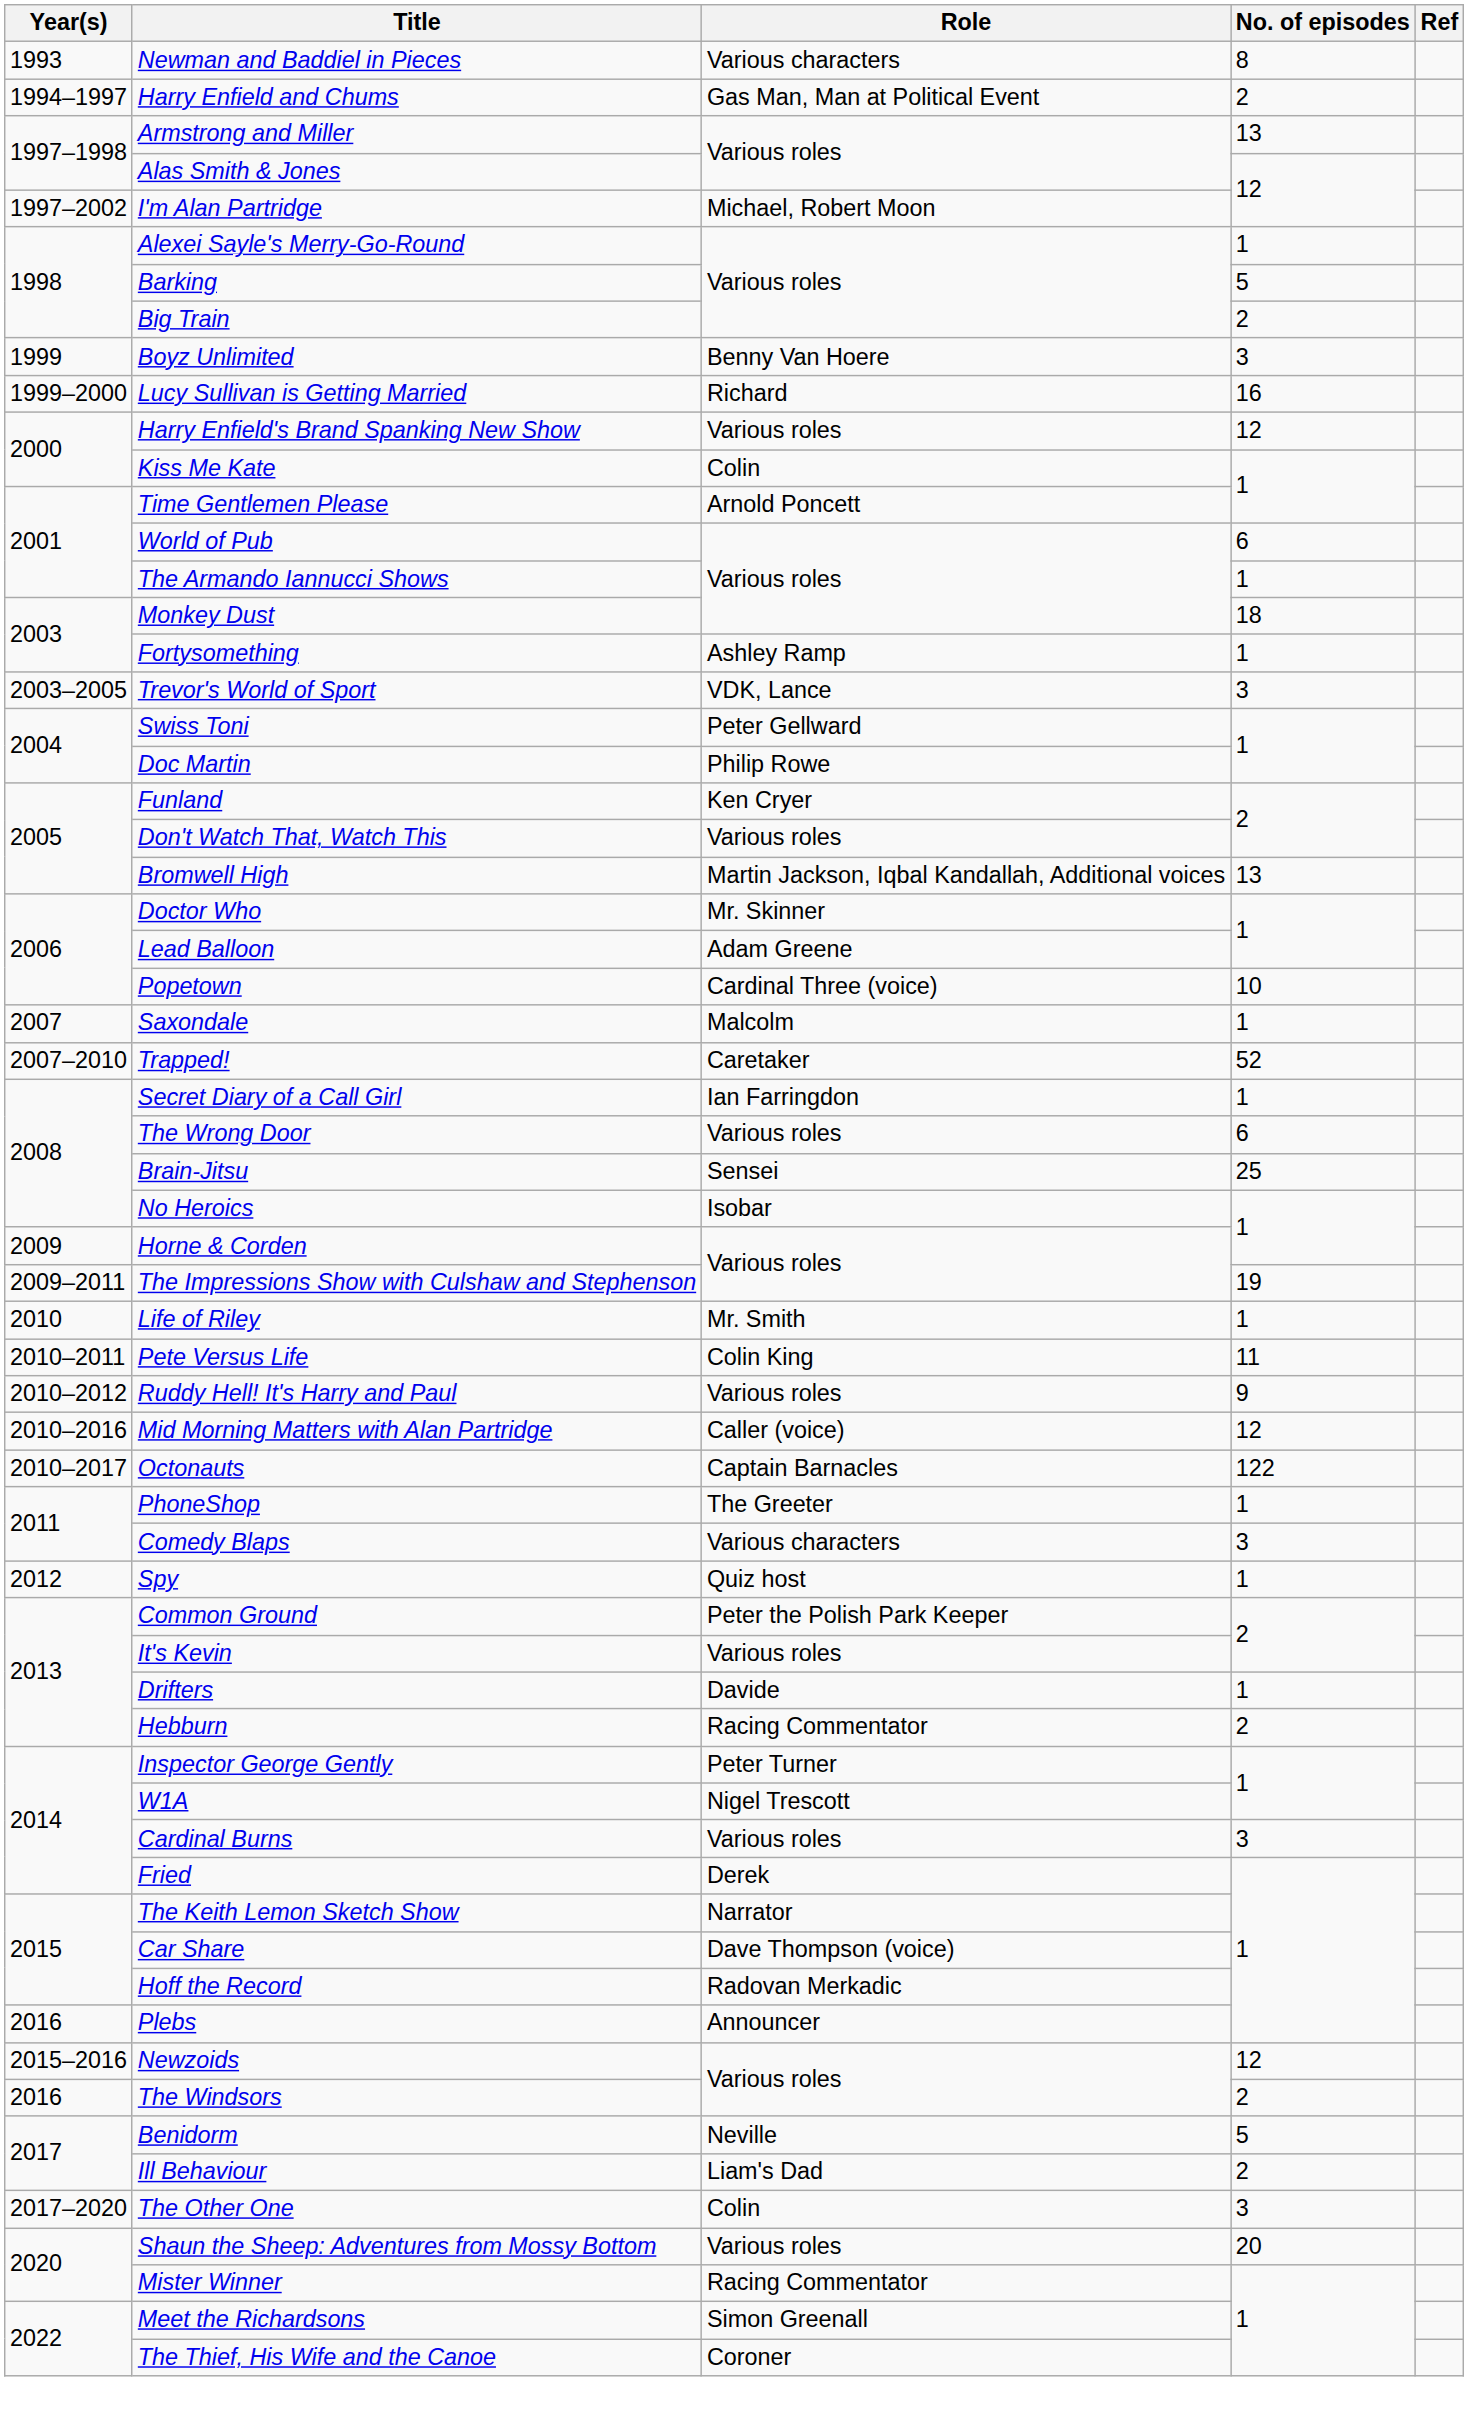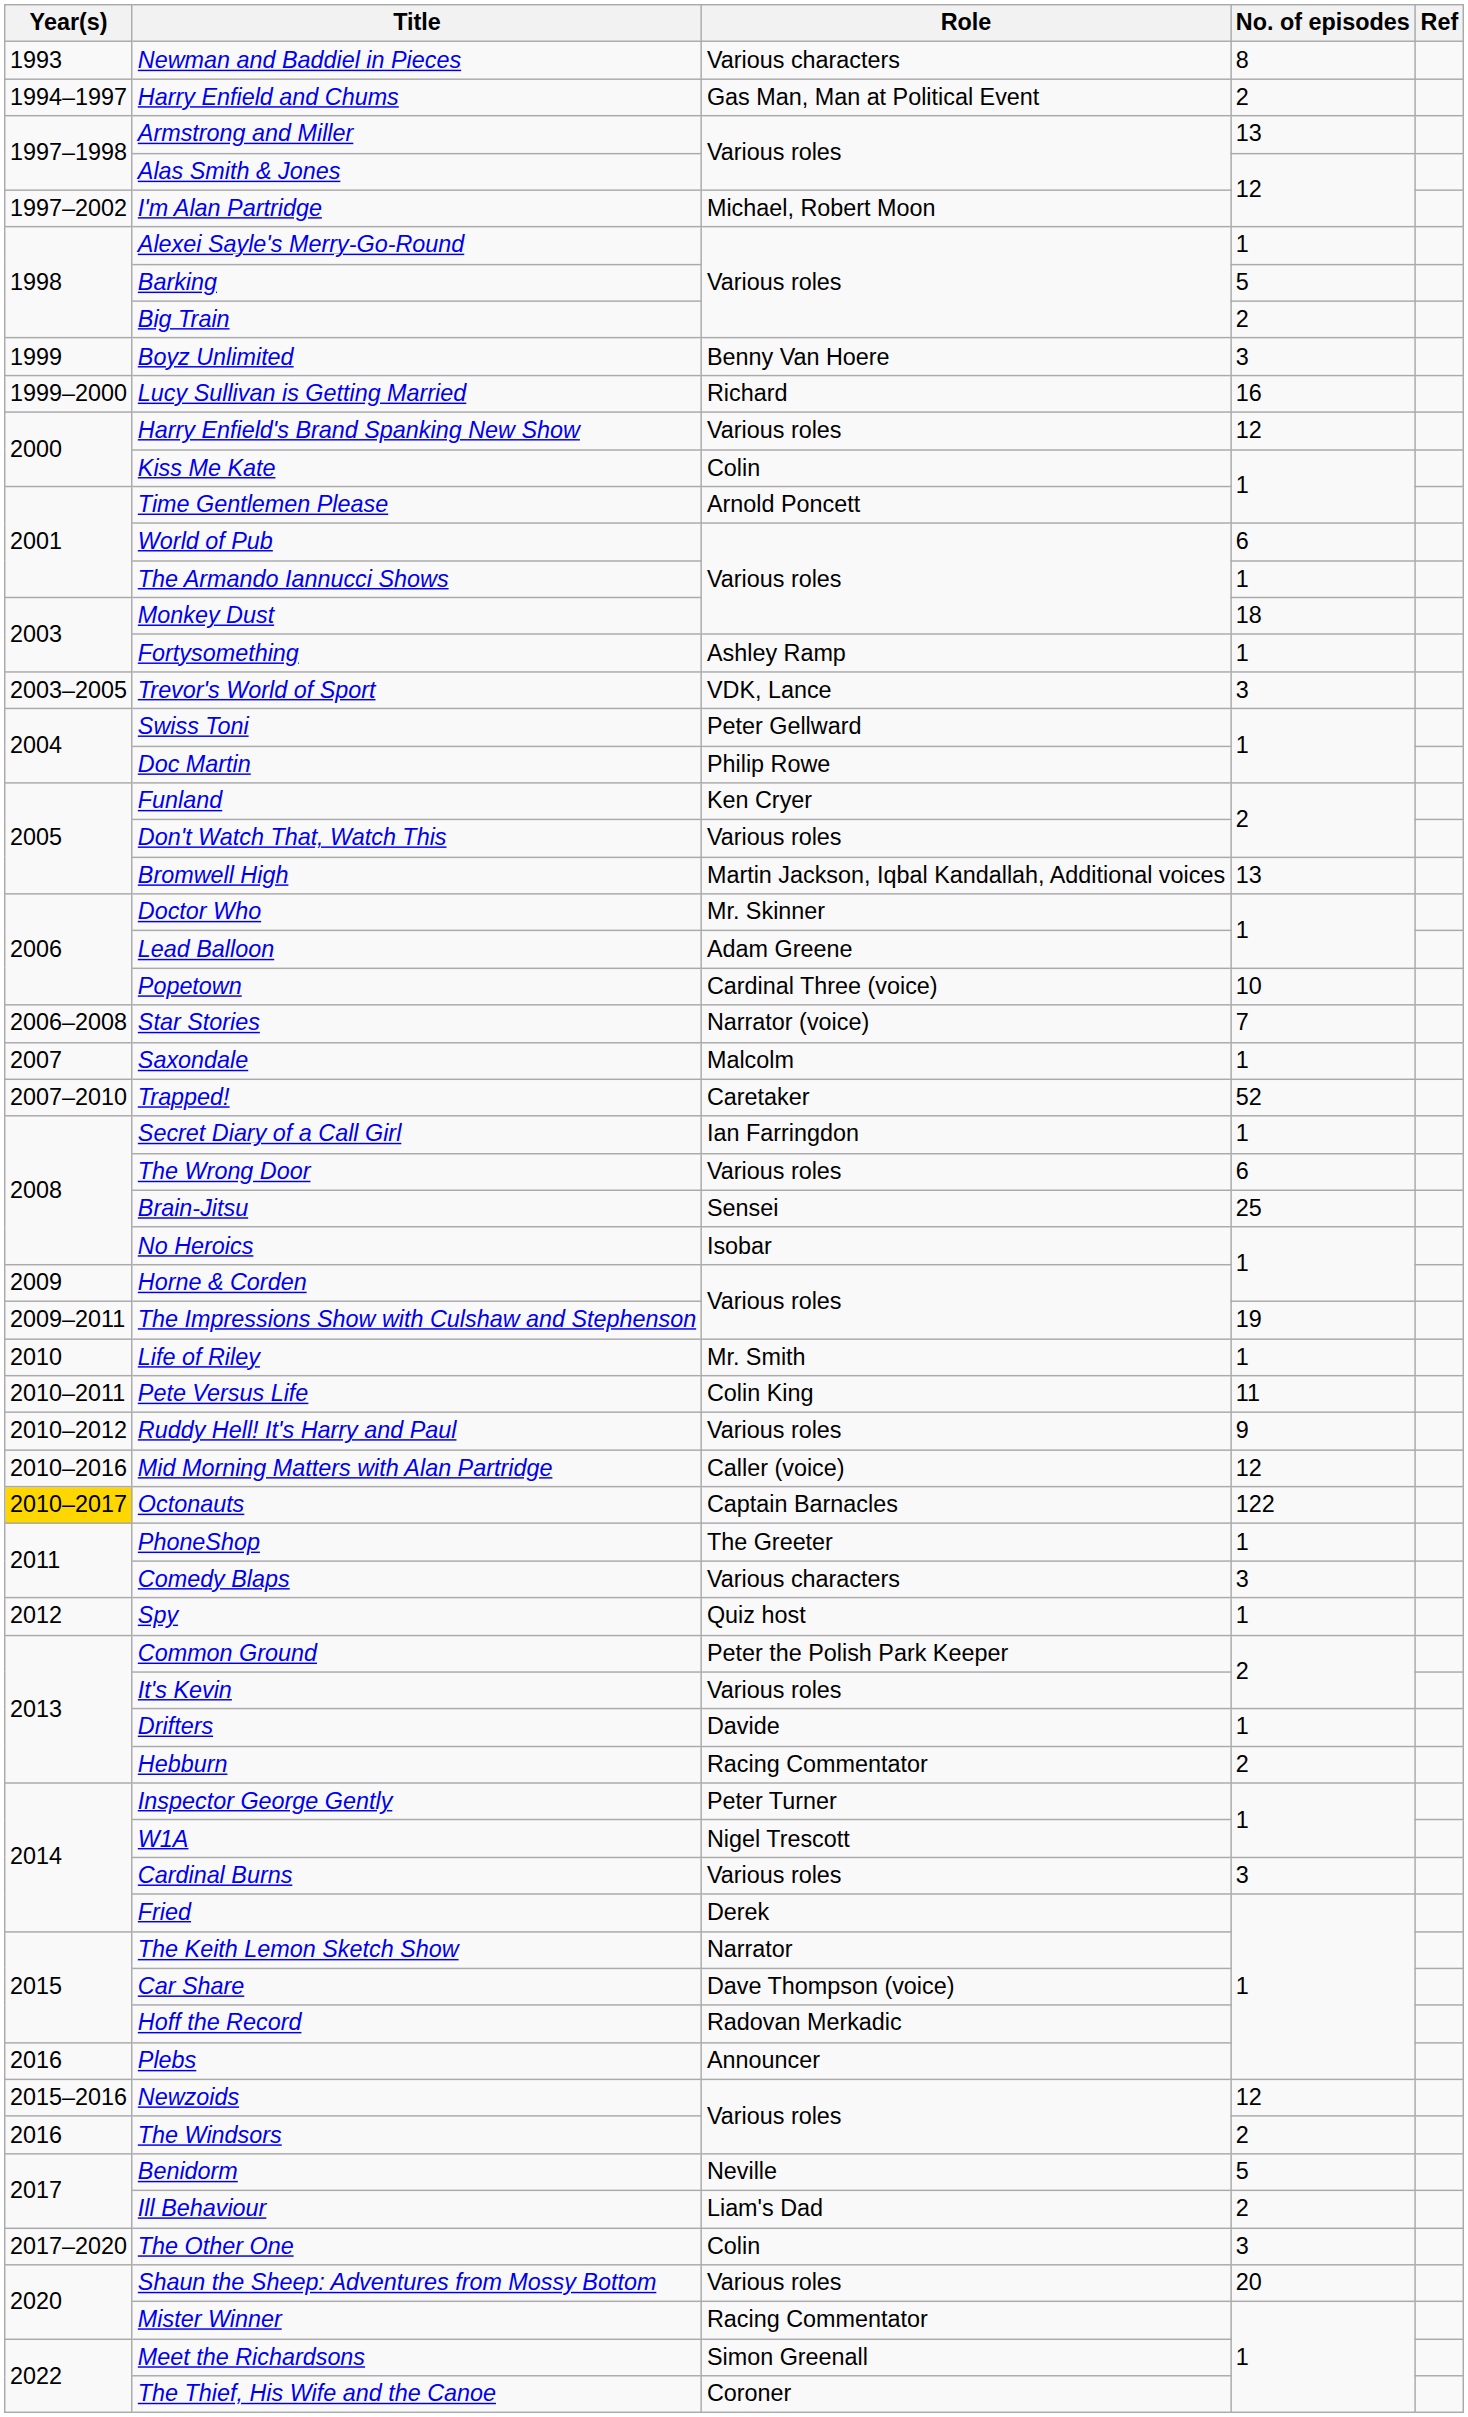+ row: (199, 1023)
(69, 1467) no background -> (69, 1504) gold background
